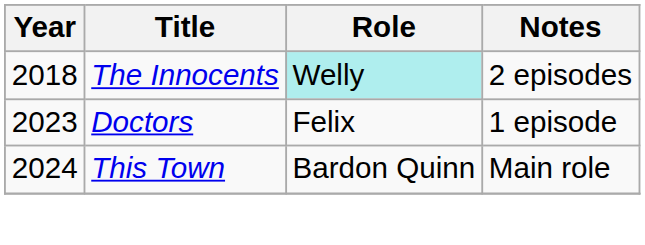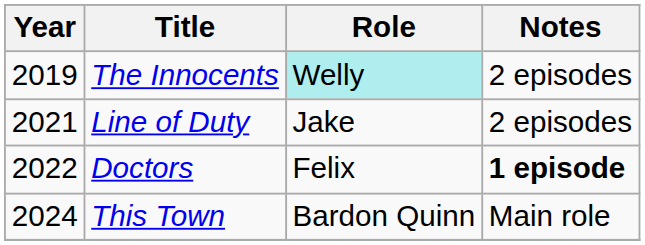(45, 74) 2018 -> (45, 74) 2019
+ row: (170, 121)
(45, 121) 2023 -> (45, 168) 2022
(553, 121) normal -> (557, 168) bold
